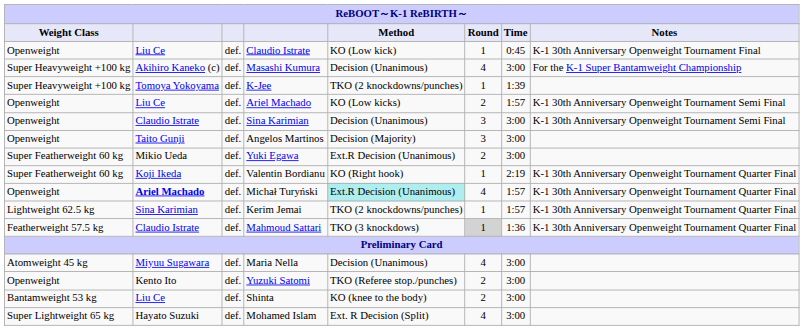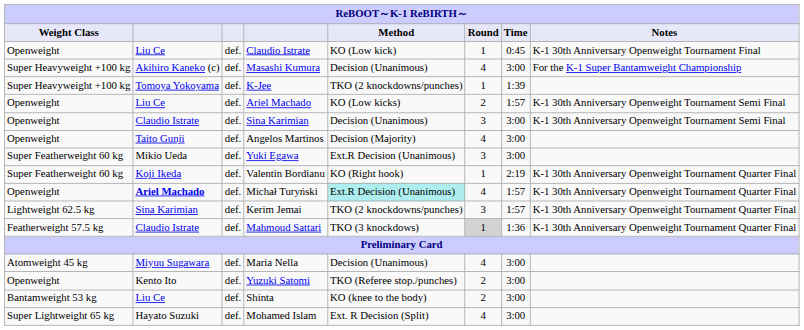(483, 138) 3 -> (483, 138) 4
(483, 156) 2 -> (483, 156) 3
(483, 209) 1 -> (483, 209) 3
